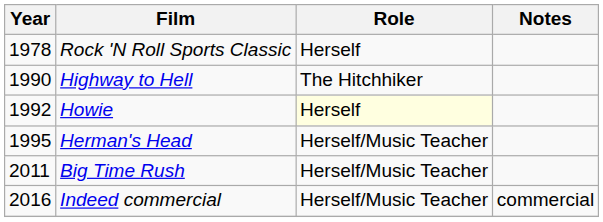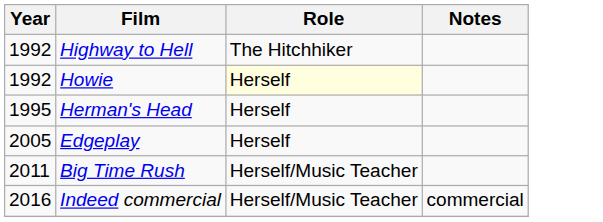- row: (176, 49)
(30, 79) 1990 -> (30, 49) 1992
(394, 140) Herself/Music Teacher -> (260, 110) Herself
+ row: (100, 140)
